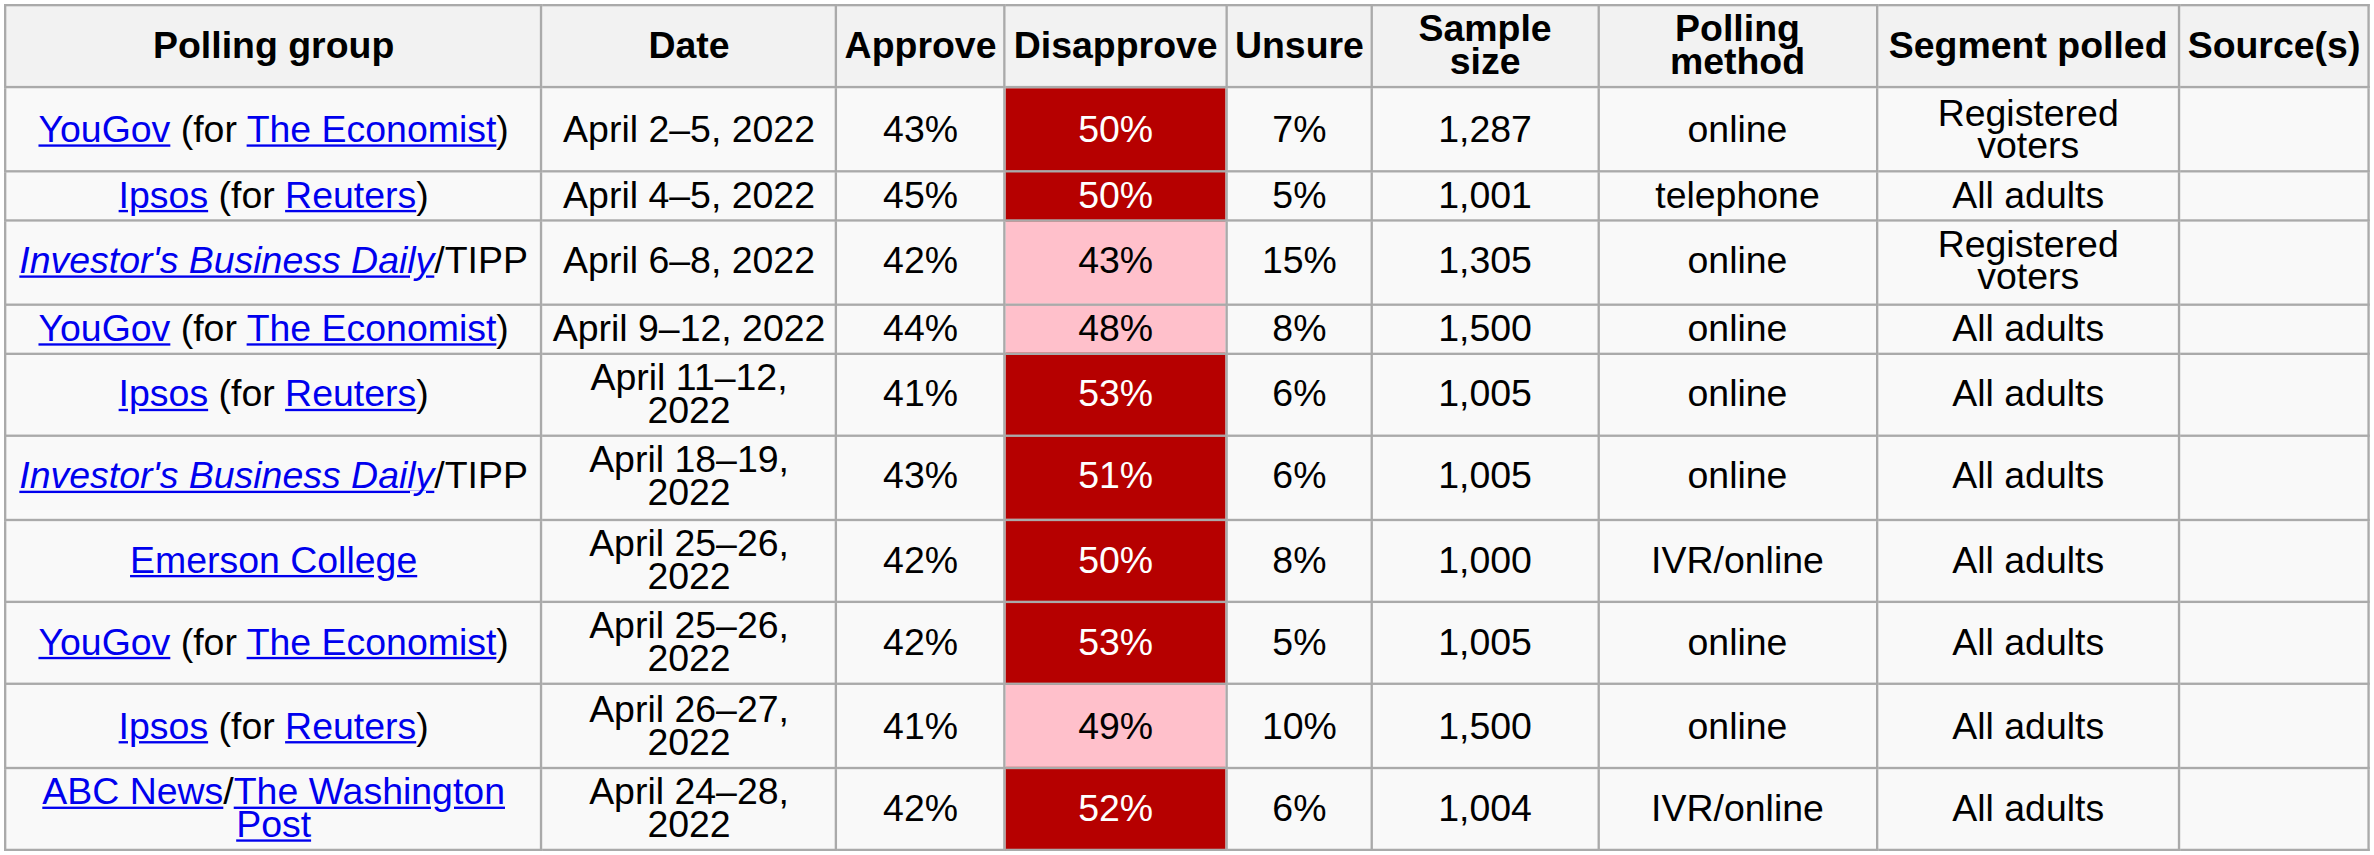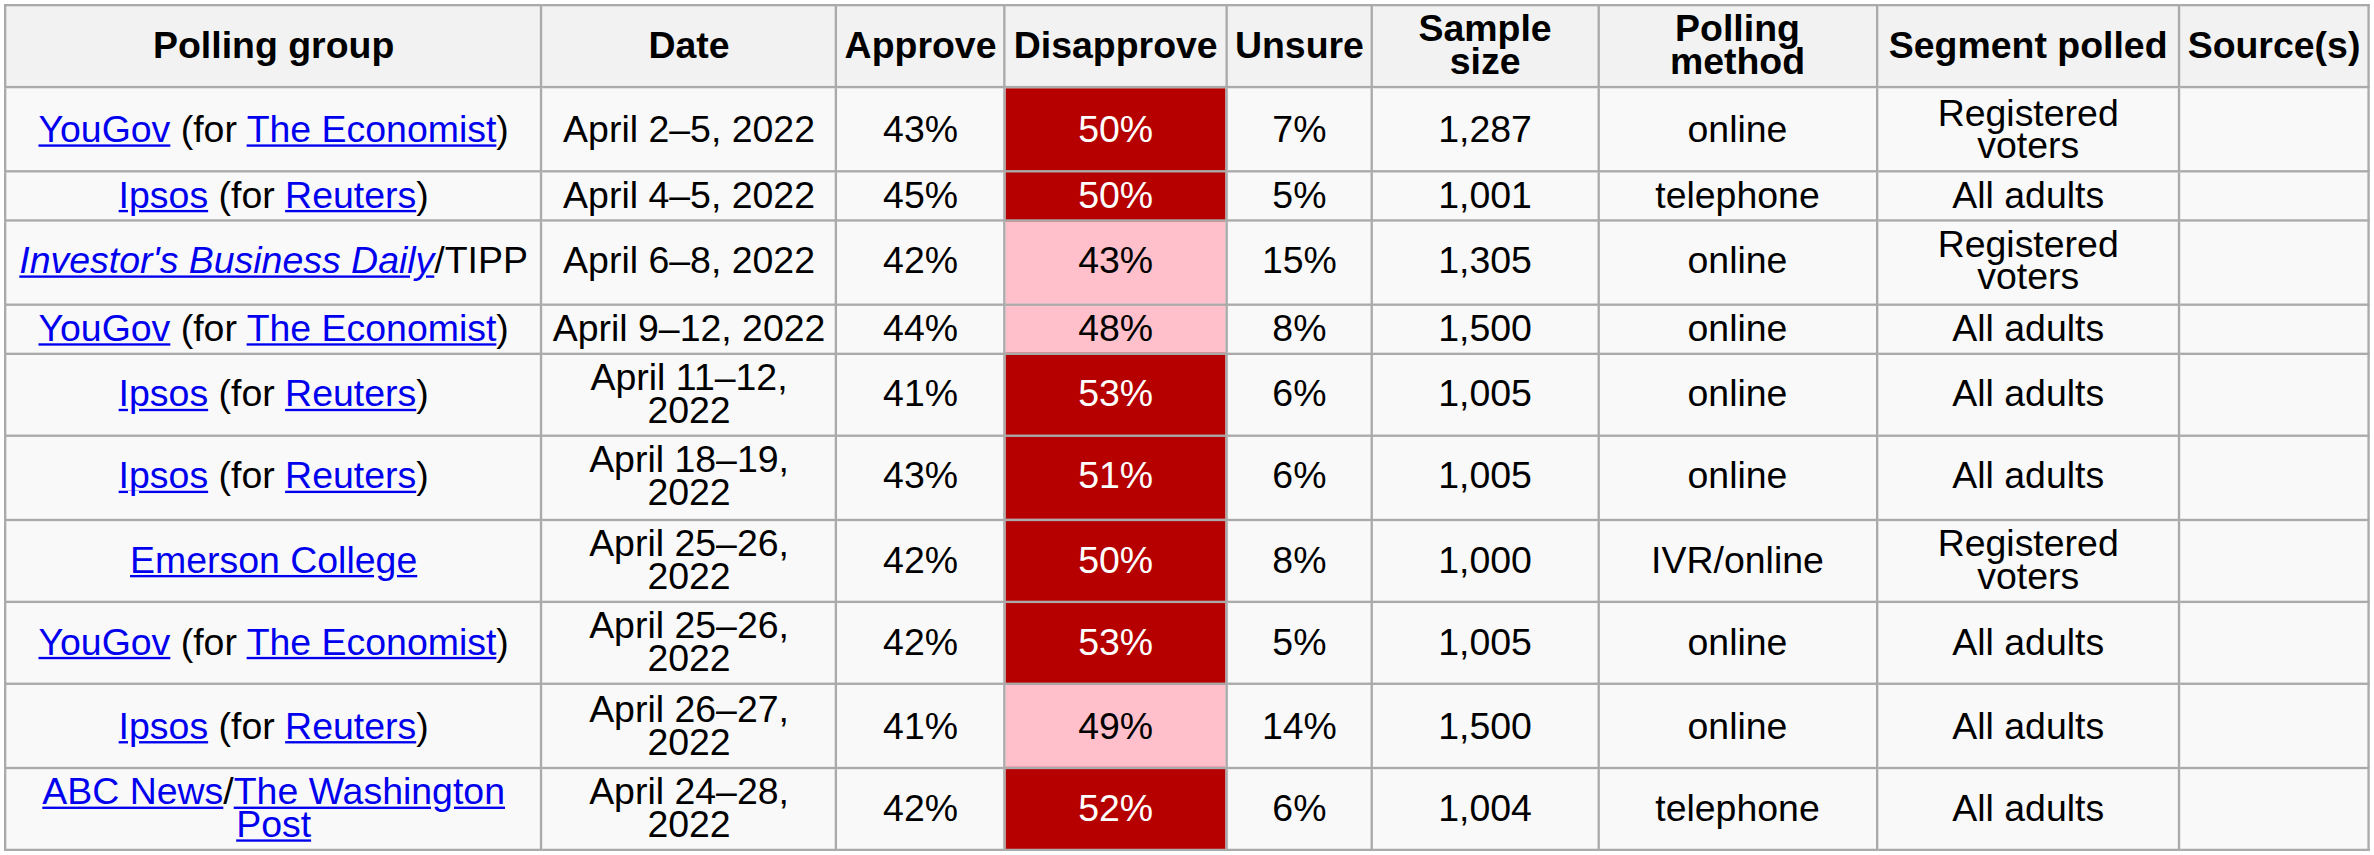(274, 477) Investor's Business Daily/TIPP -> (274, 477) Ipsos (for Reuters)
(2028, 559) All adults -> (2028, 559) Registered voters
(1299, 725) 10% -> (1299, 725) 14%
(1737, 808) IVR/online -> (1737, 808) telephone
